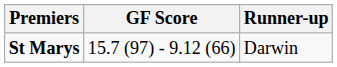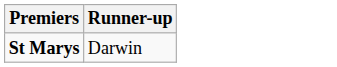- column: (162, 18)
